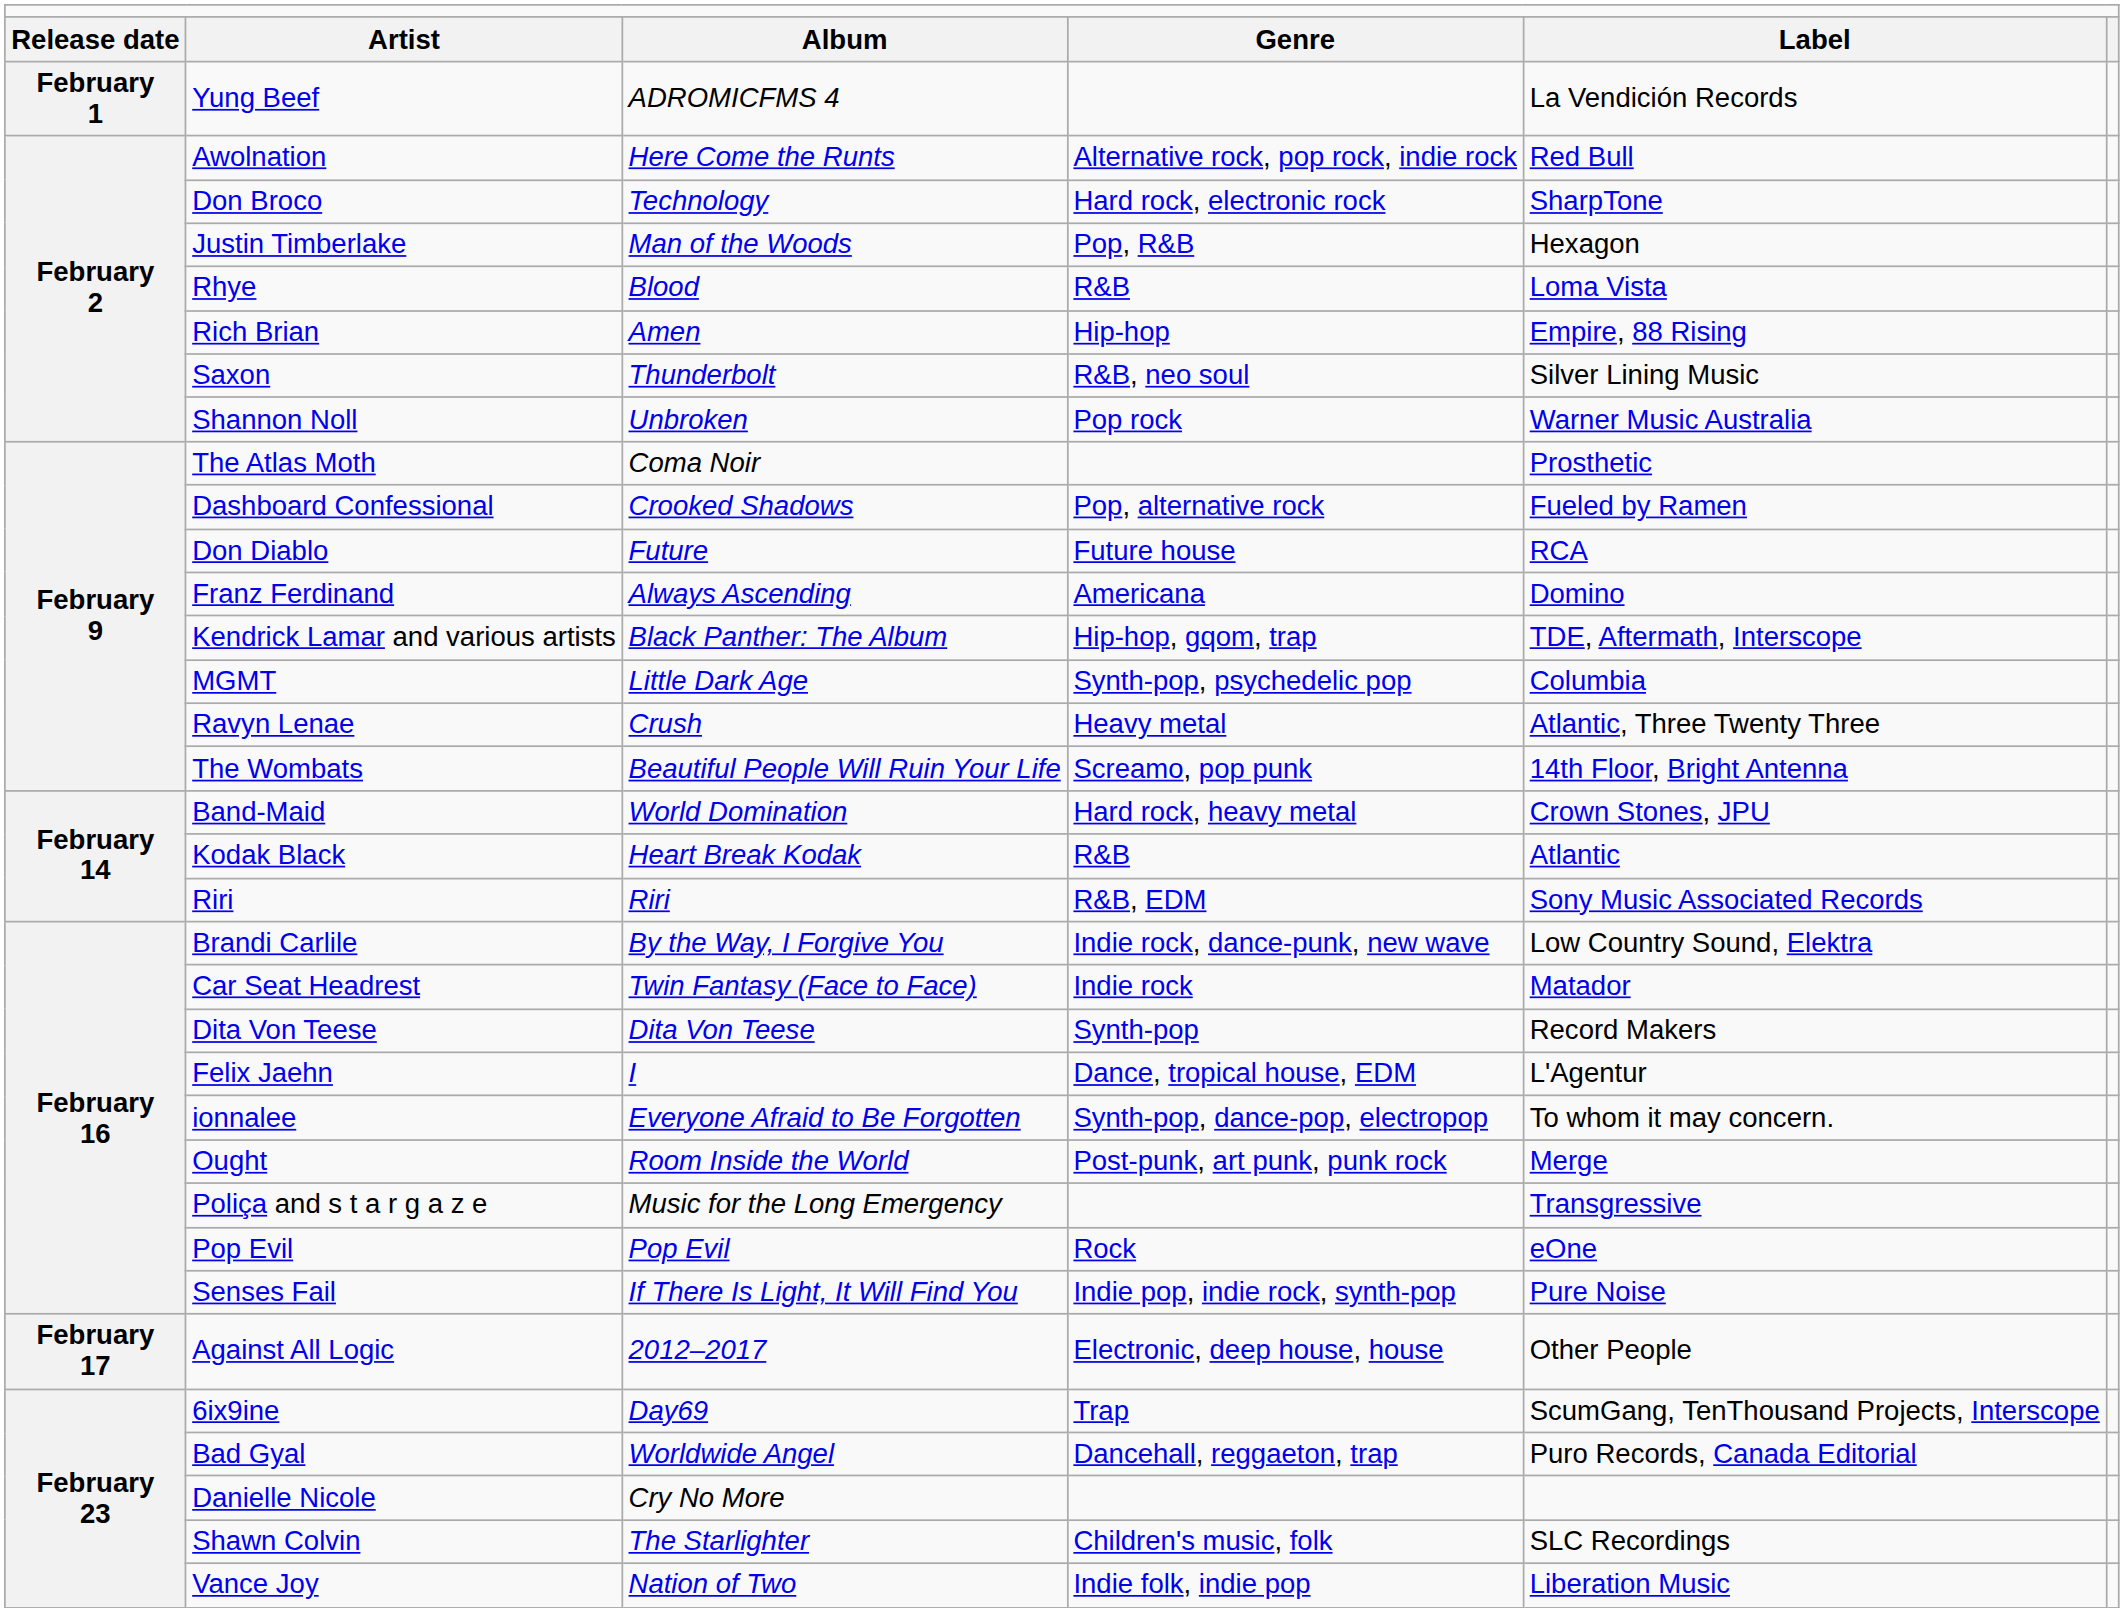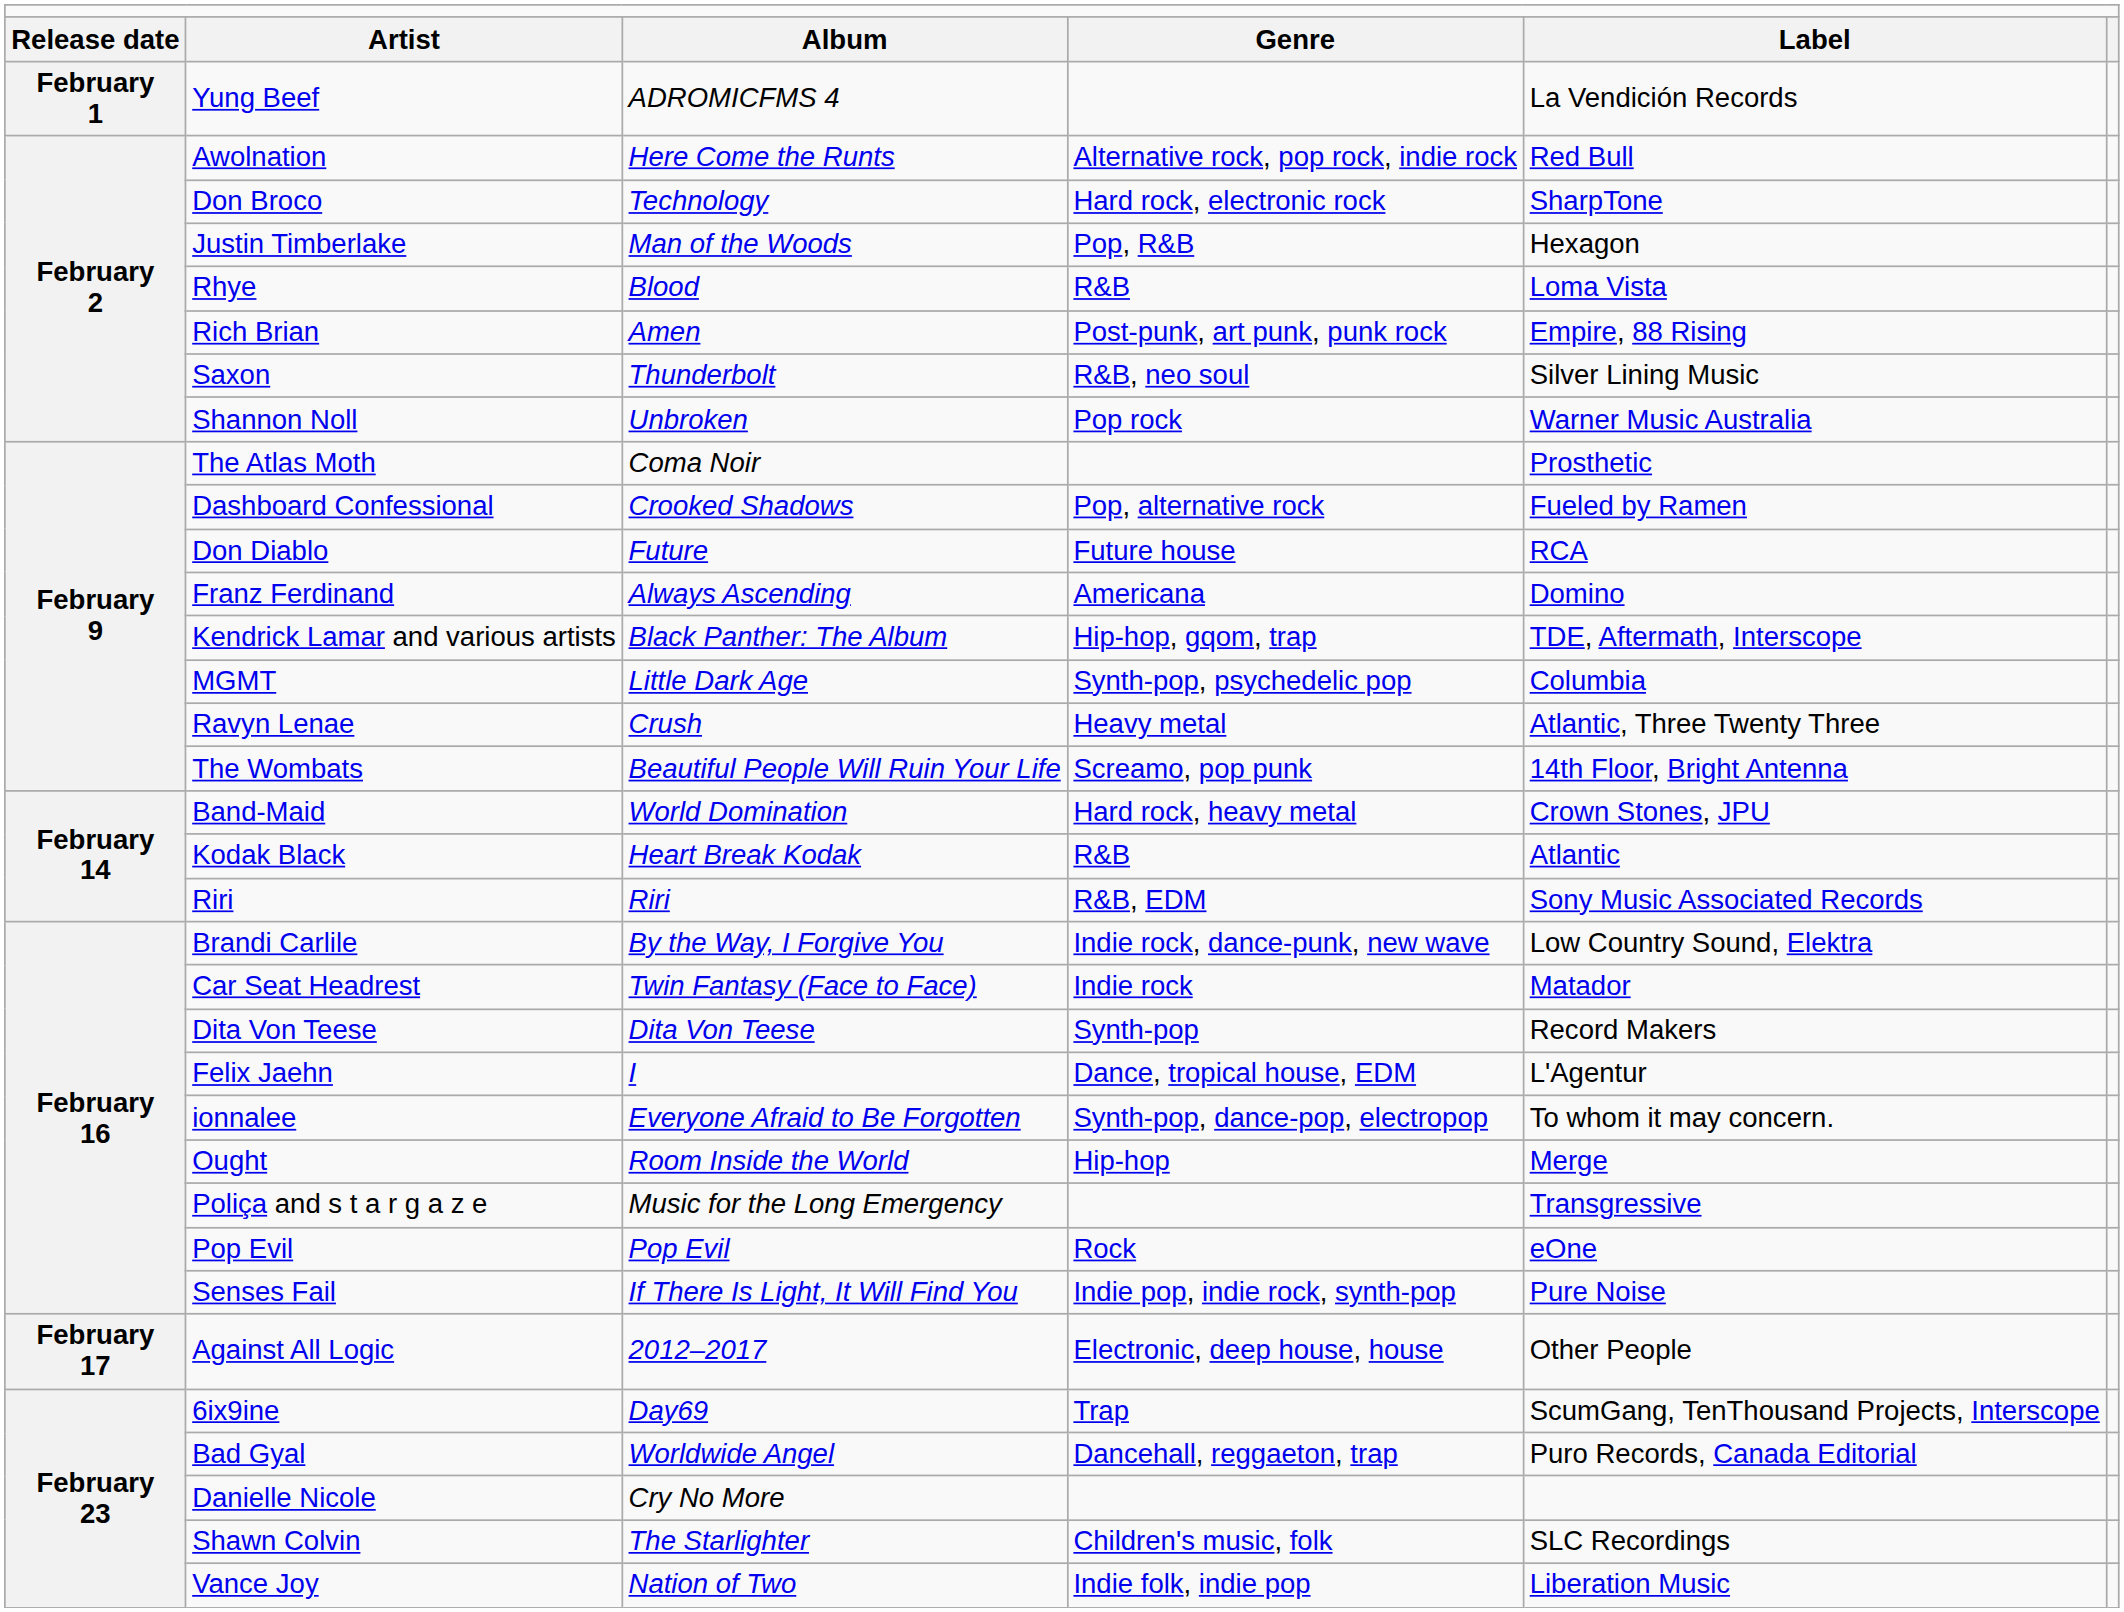(1122, 331) Hip-hop -> (1260, 331) Post-punk, art punk, punk rock
(1260, 1161) Post-punk, art punk, punk rock -> (1122, 1161) Hip-hop
